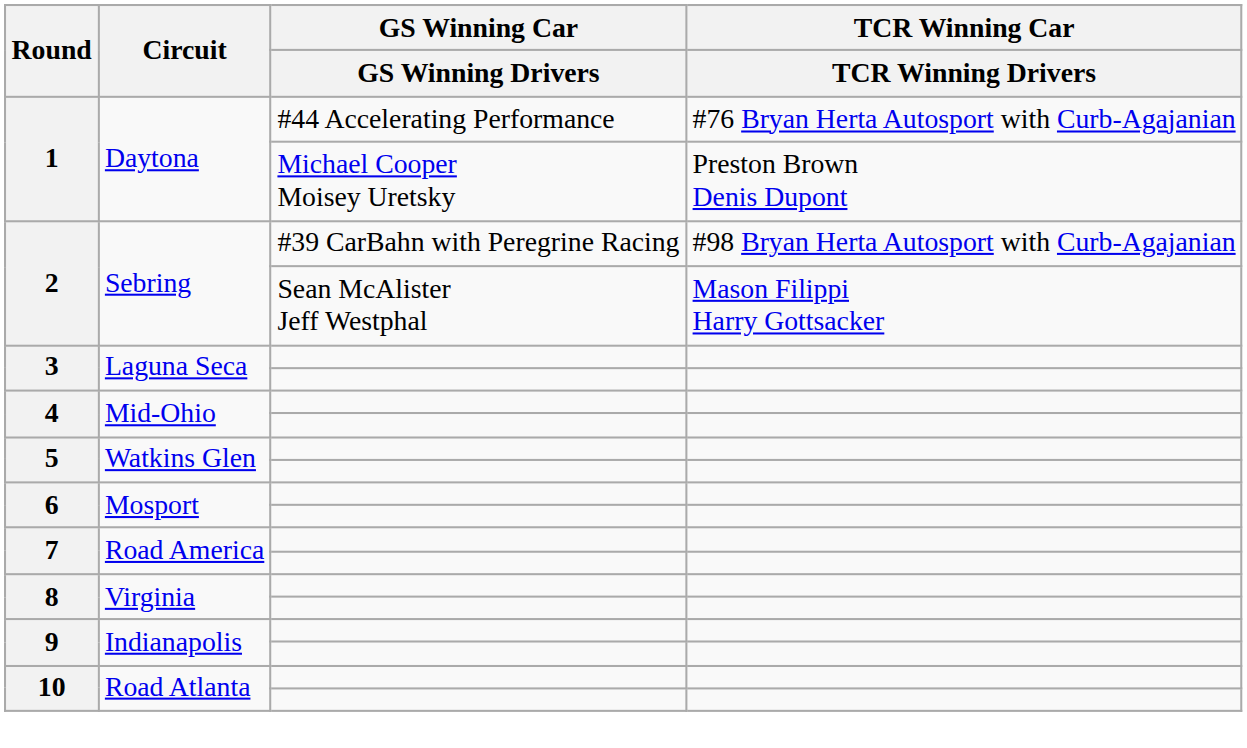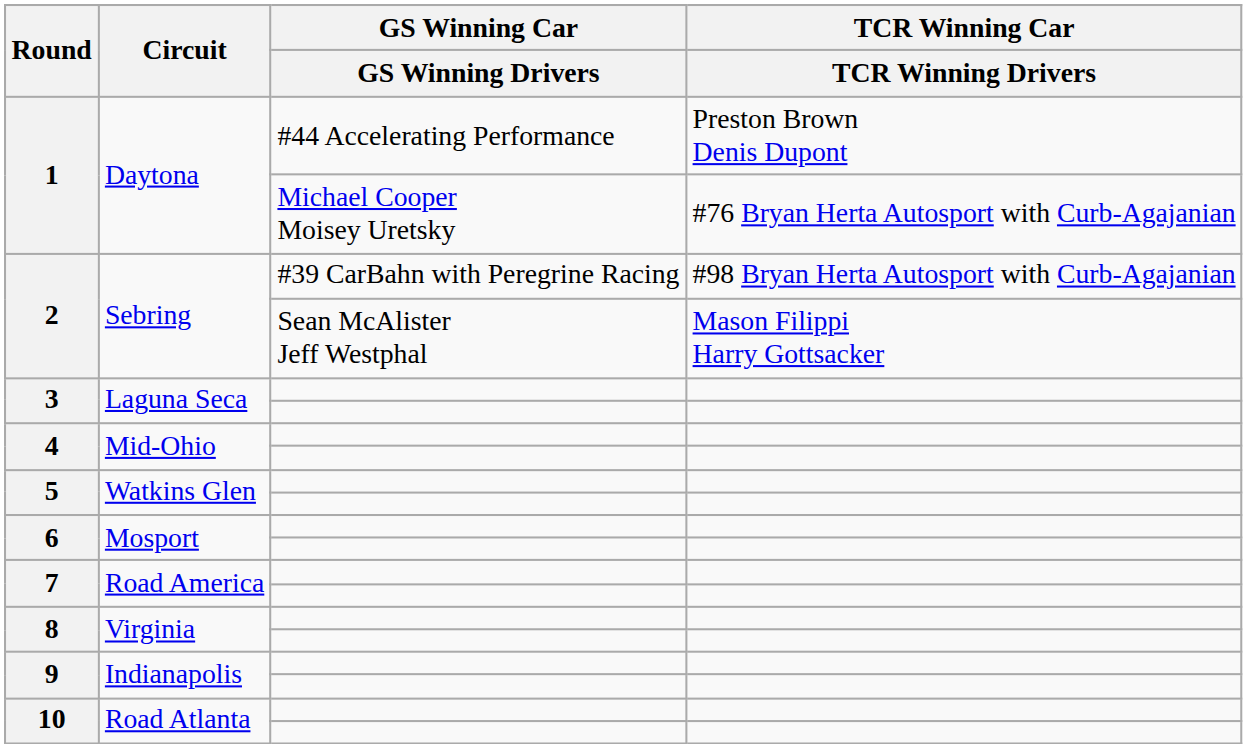(964, 118) #76 Bryan Herta Autosport with Curb-Agajanian -> (775, 134) Preston Brown Denis Dupont
(775, 180) Preston Brown Denis Dupont -> (964, 213) #76 Bryan Herta Autosport with Curb-Agajanian
